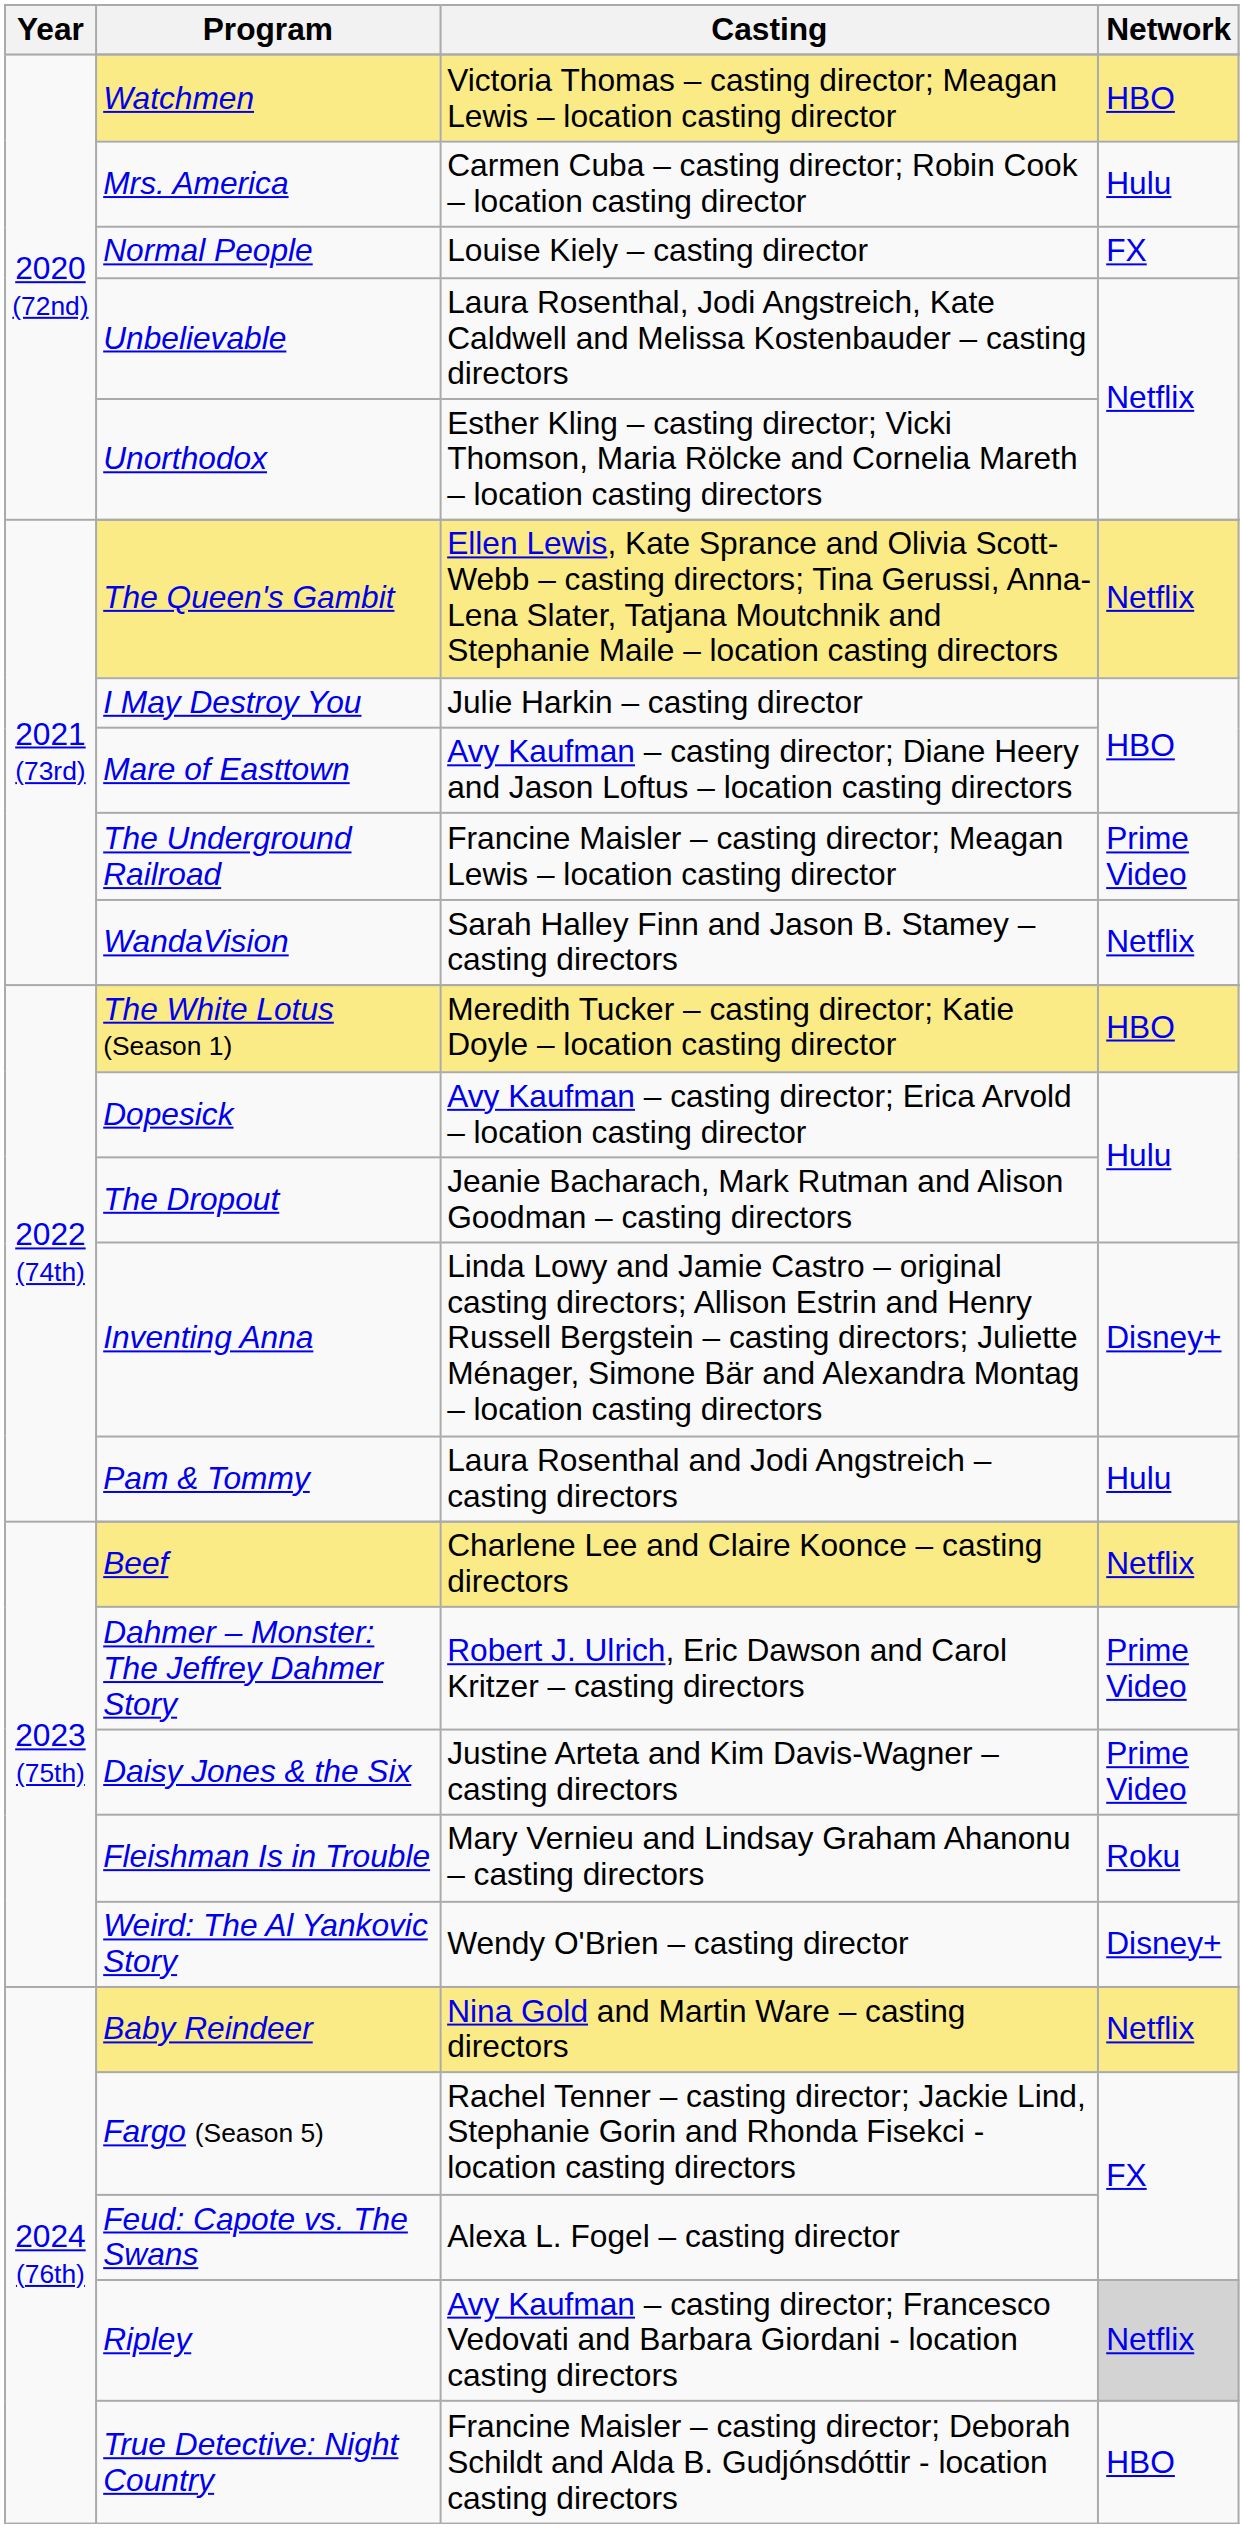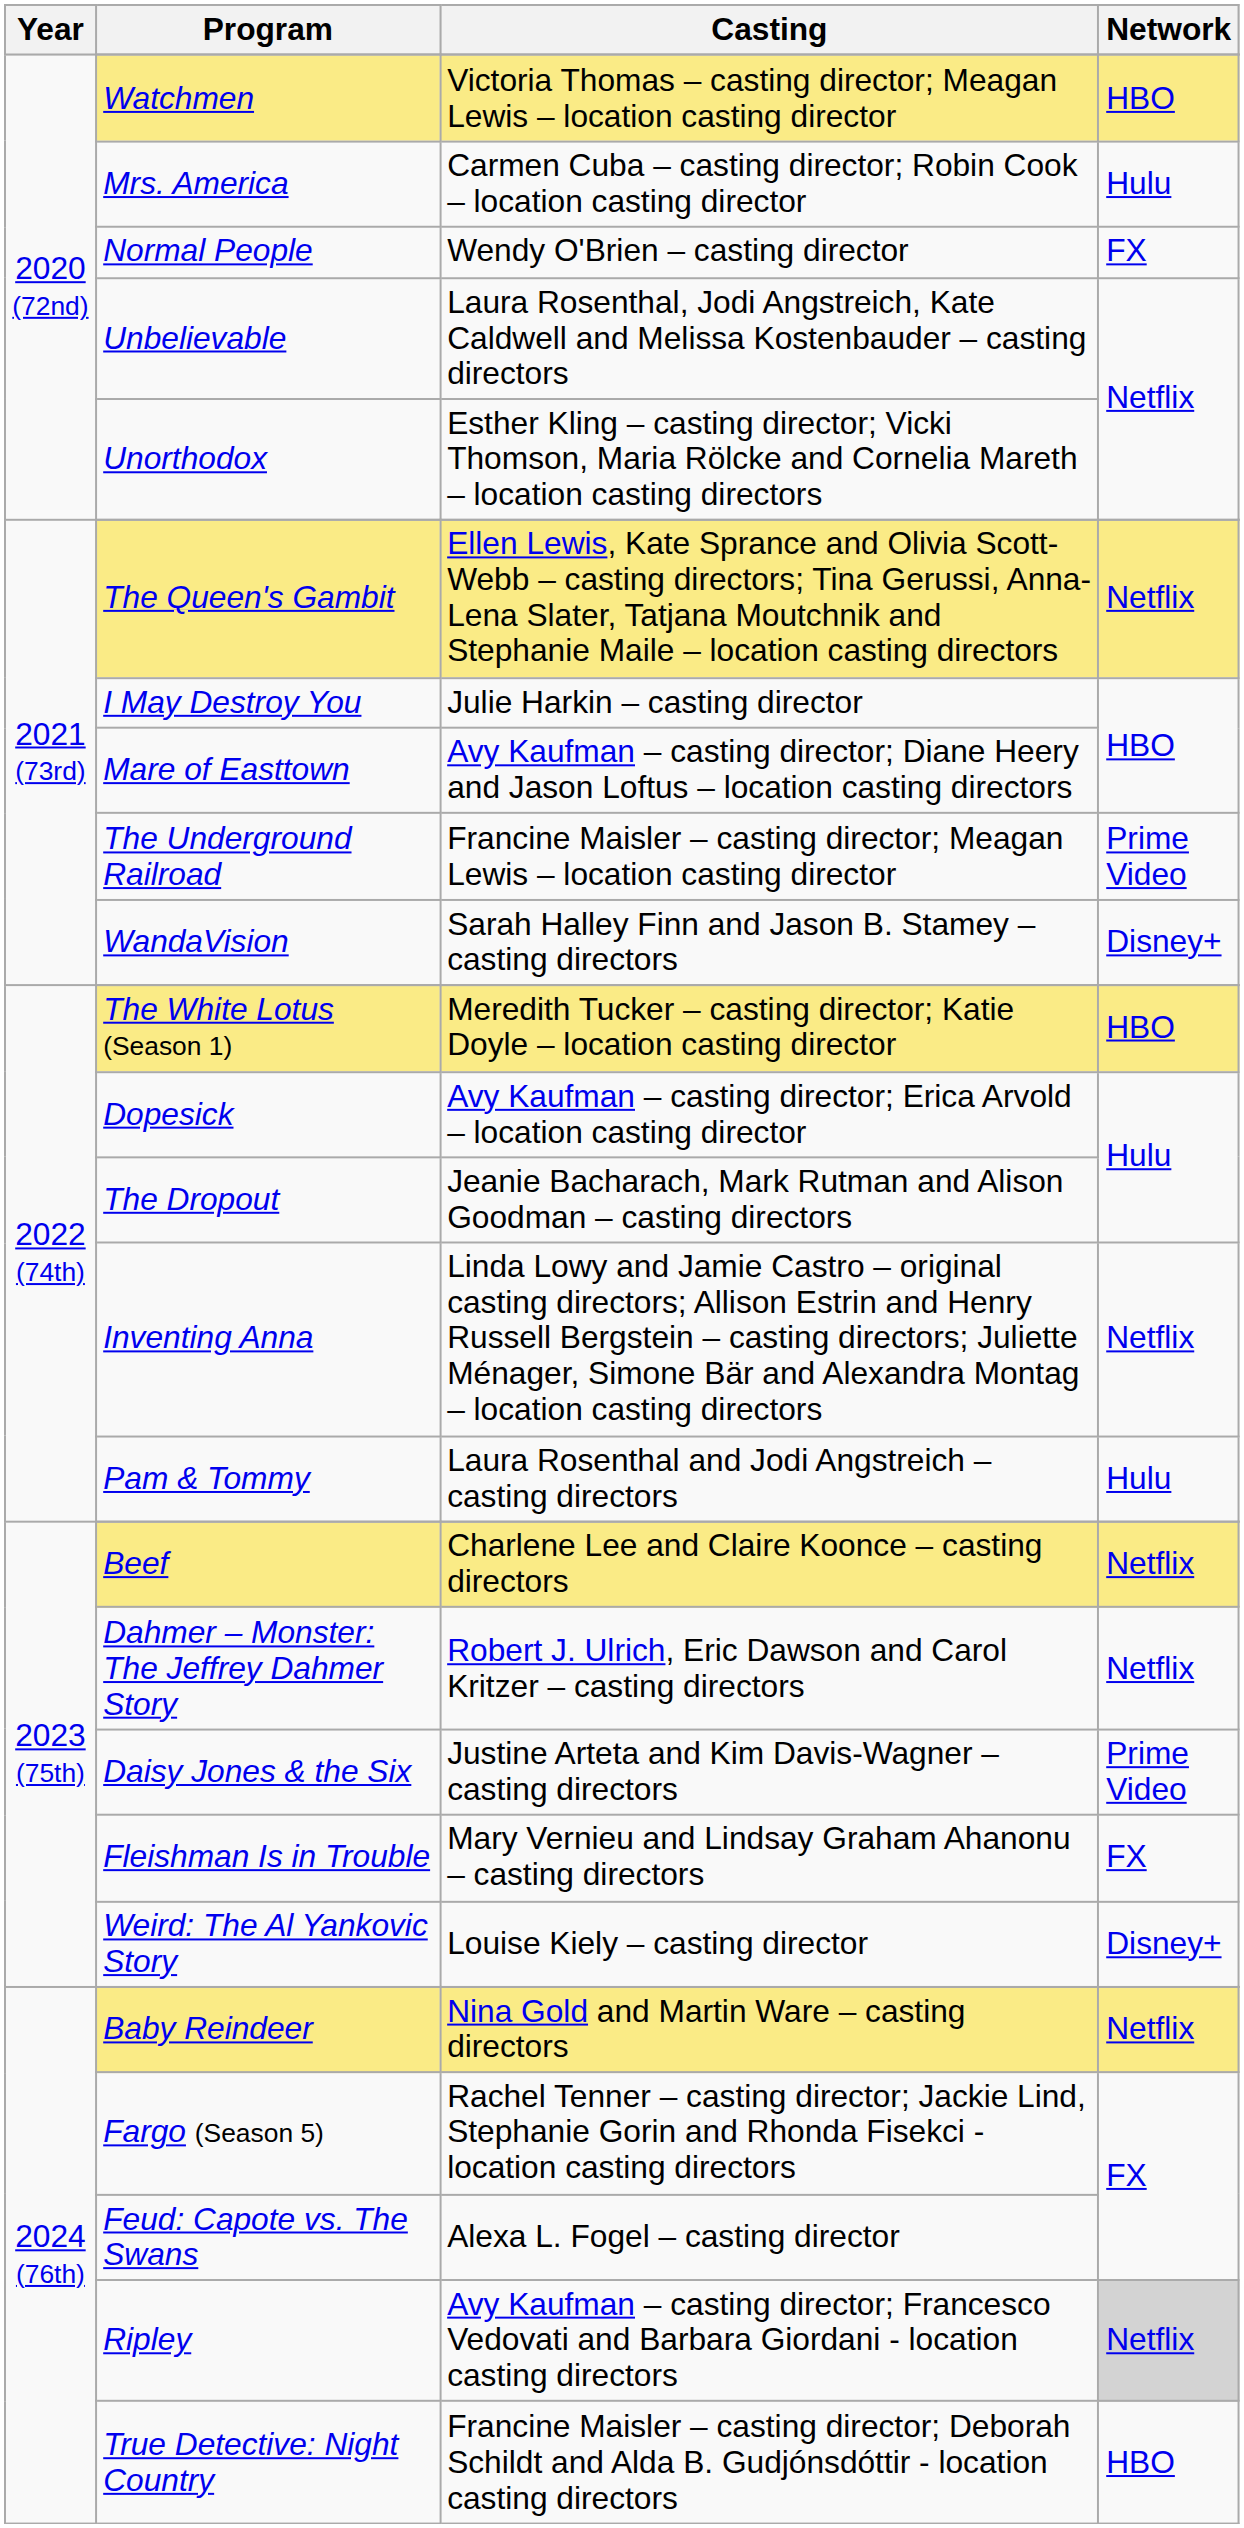(658, 251) Louise Kiely – casting director -> (678, 251) Wendy O'Brien – casting director
(1150, 941) Netflix -> (1164, 941) Disney+
(1164, 1338) Disney+ -> (1150, 1338) Netflix
(1148, 1667) Prime Video -> (1150, 1667) Netflix
(1143, 1857) Roku -> (1126, 1857) FX
(678, 1943) Wendy O'Brien – casting director -> (658, 1943) Louise Kiely – casting director
